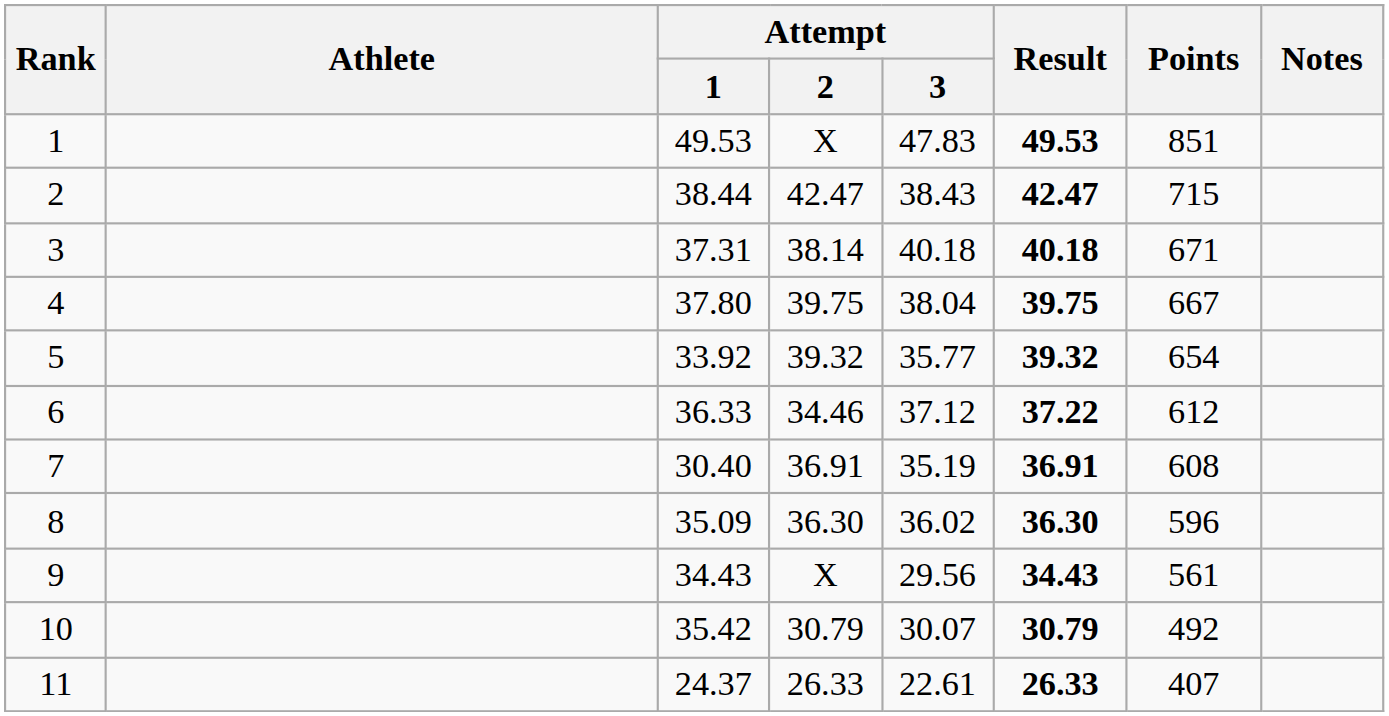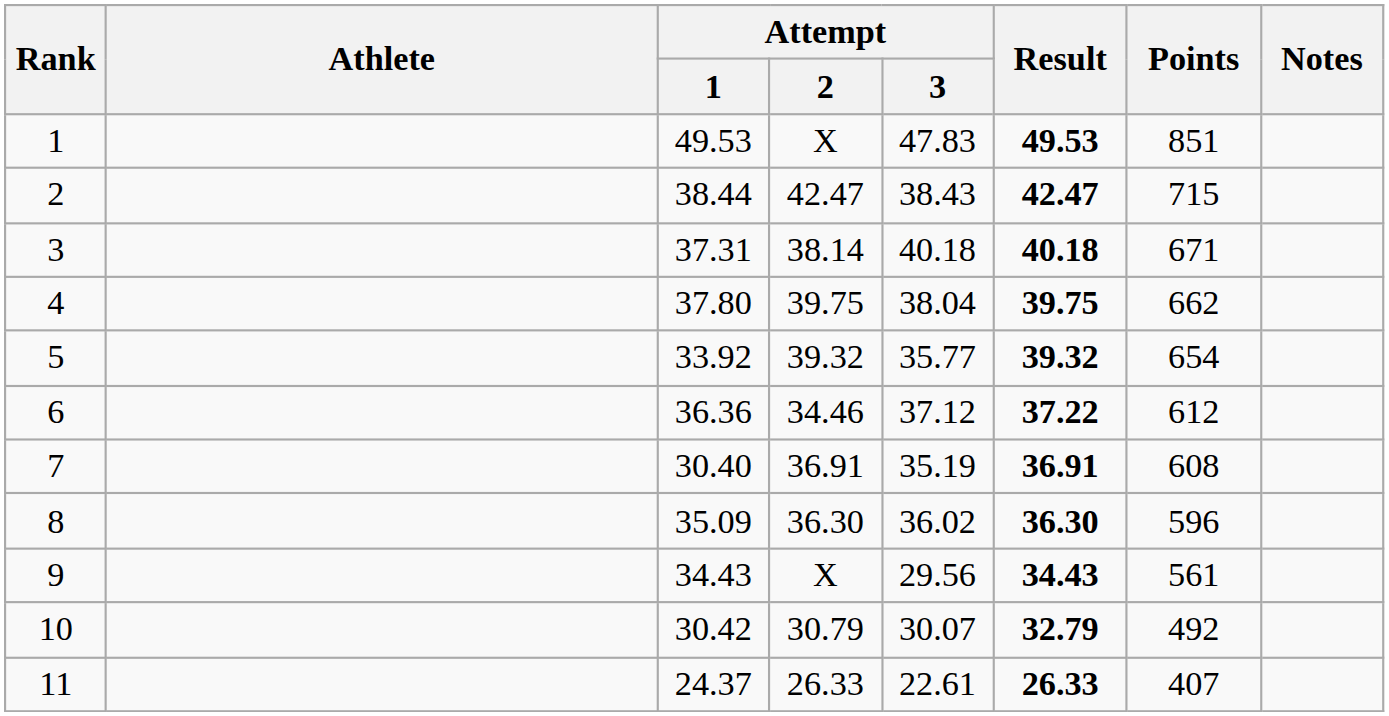(1194, 303) 667 -> (1194, 303) 662
(713, 411) 36.33 -> (713, 411) 36.36
(713, 628) 35.42 -> (713, 628) 30.42
(1060, 628) 30.79 -> (1060, 628) 32.79
